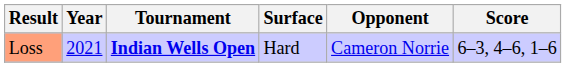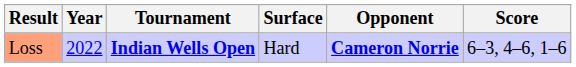(84, 47) 2021 -> (84, 47) 2022
(390, 47) normal -> (395, 47) bold
